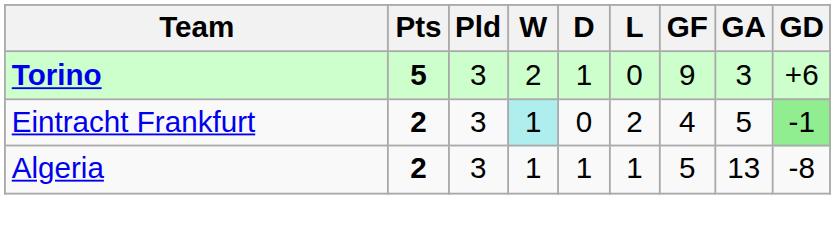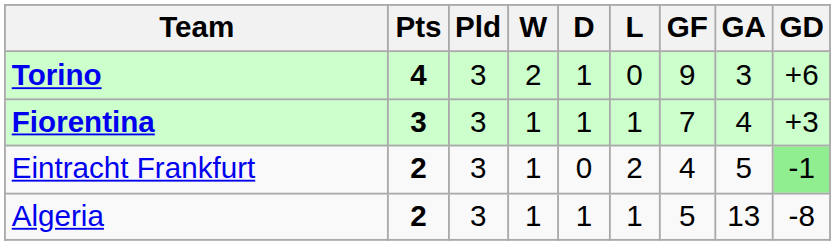(418, 74) 5 -> (418, 74) 4
+ row: (83, 121)
(533, 121) paleturquoise background -> (533, 168) no background
